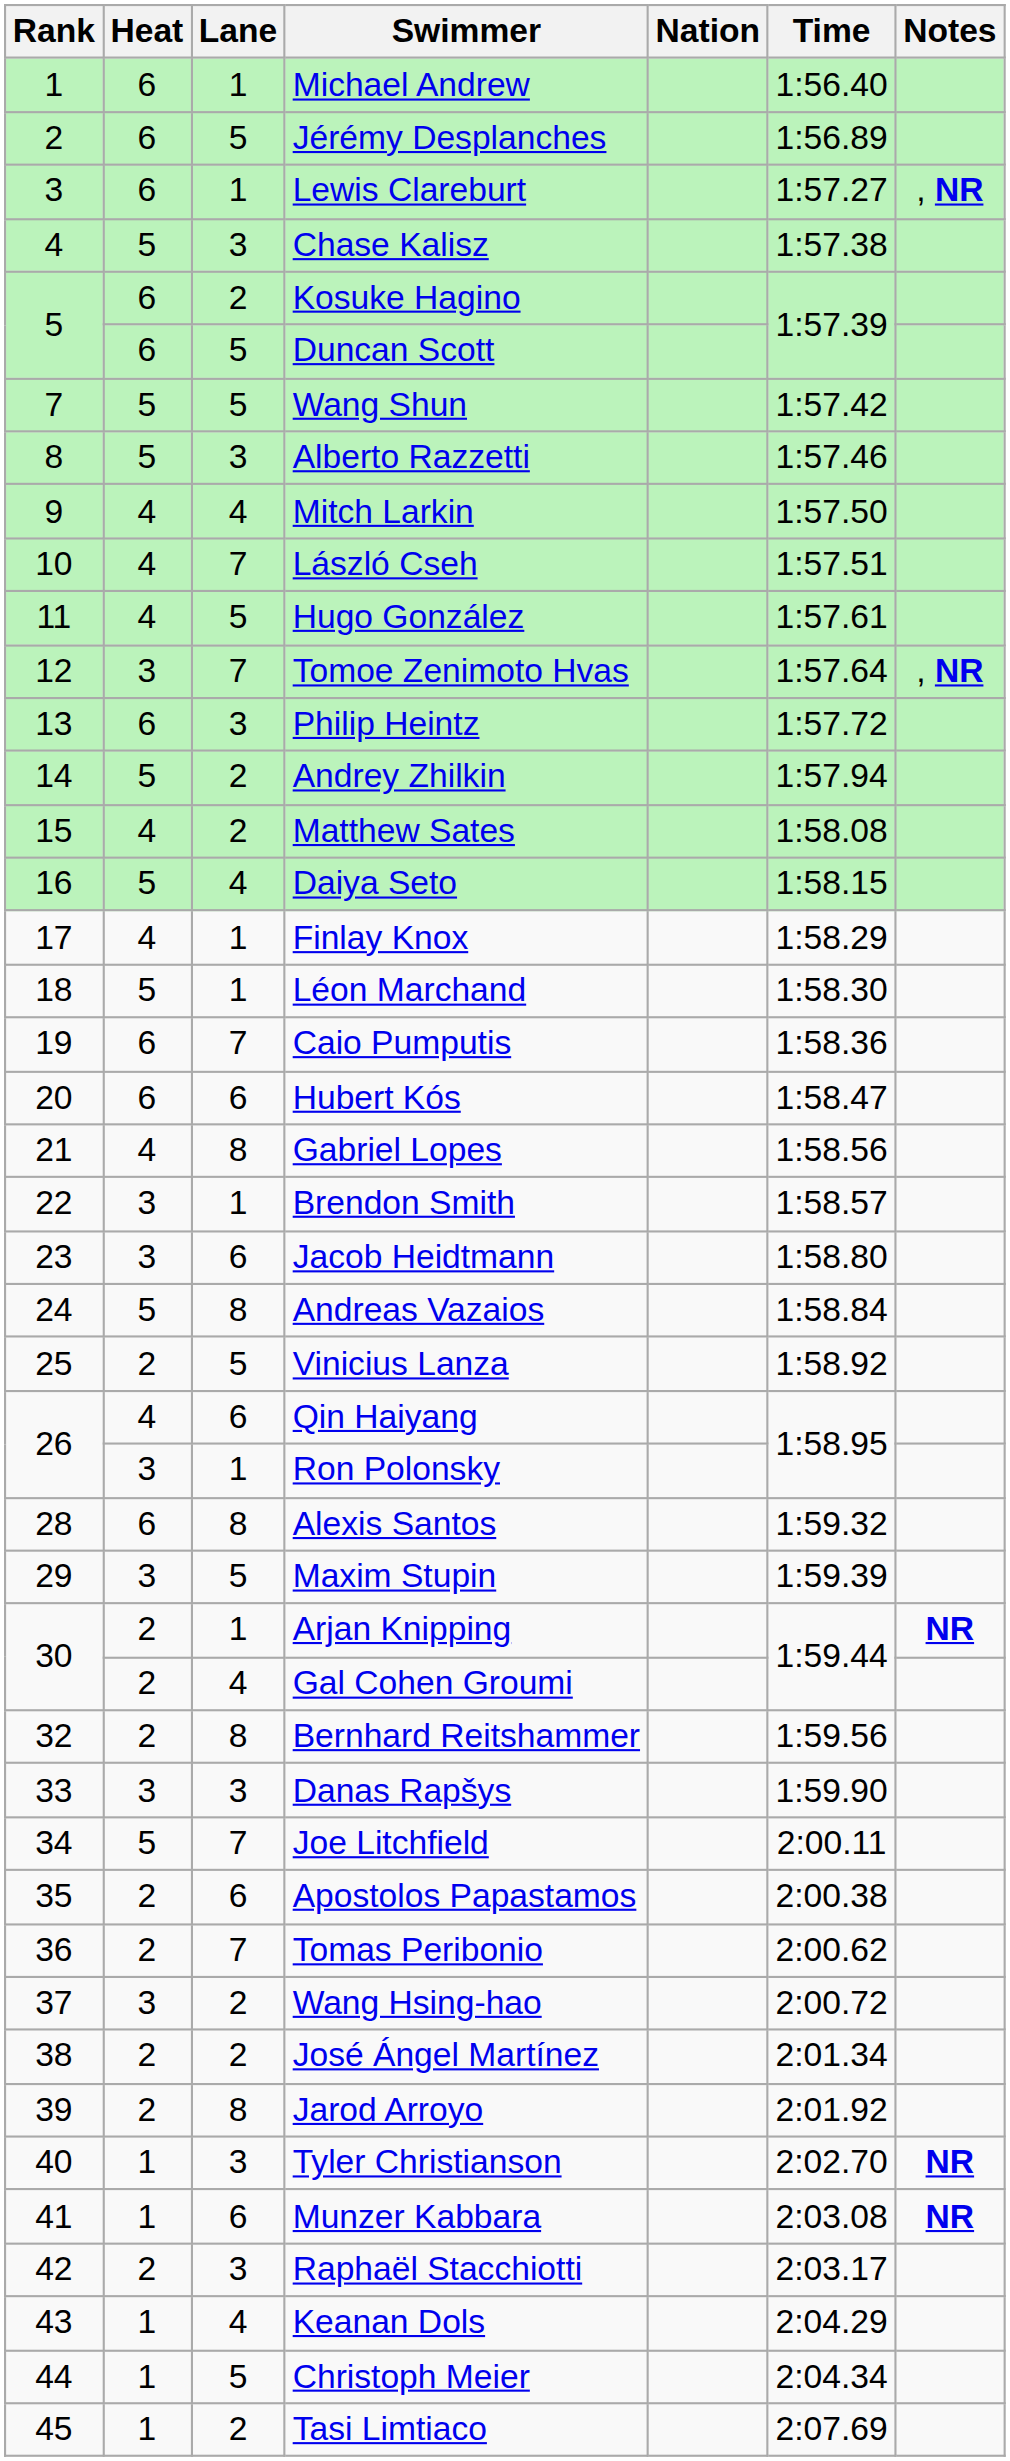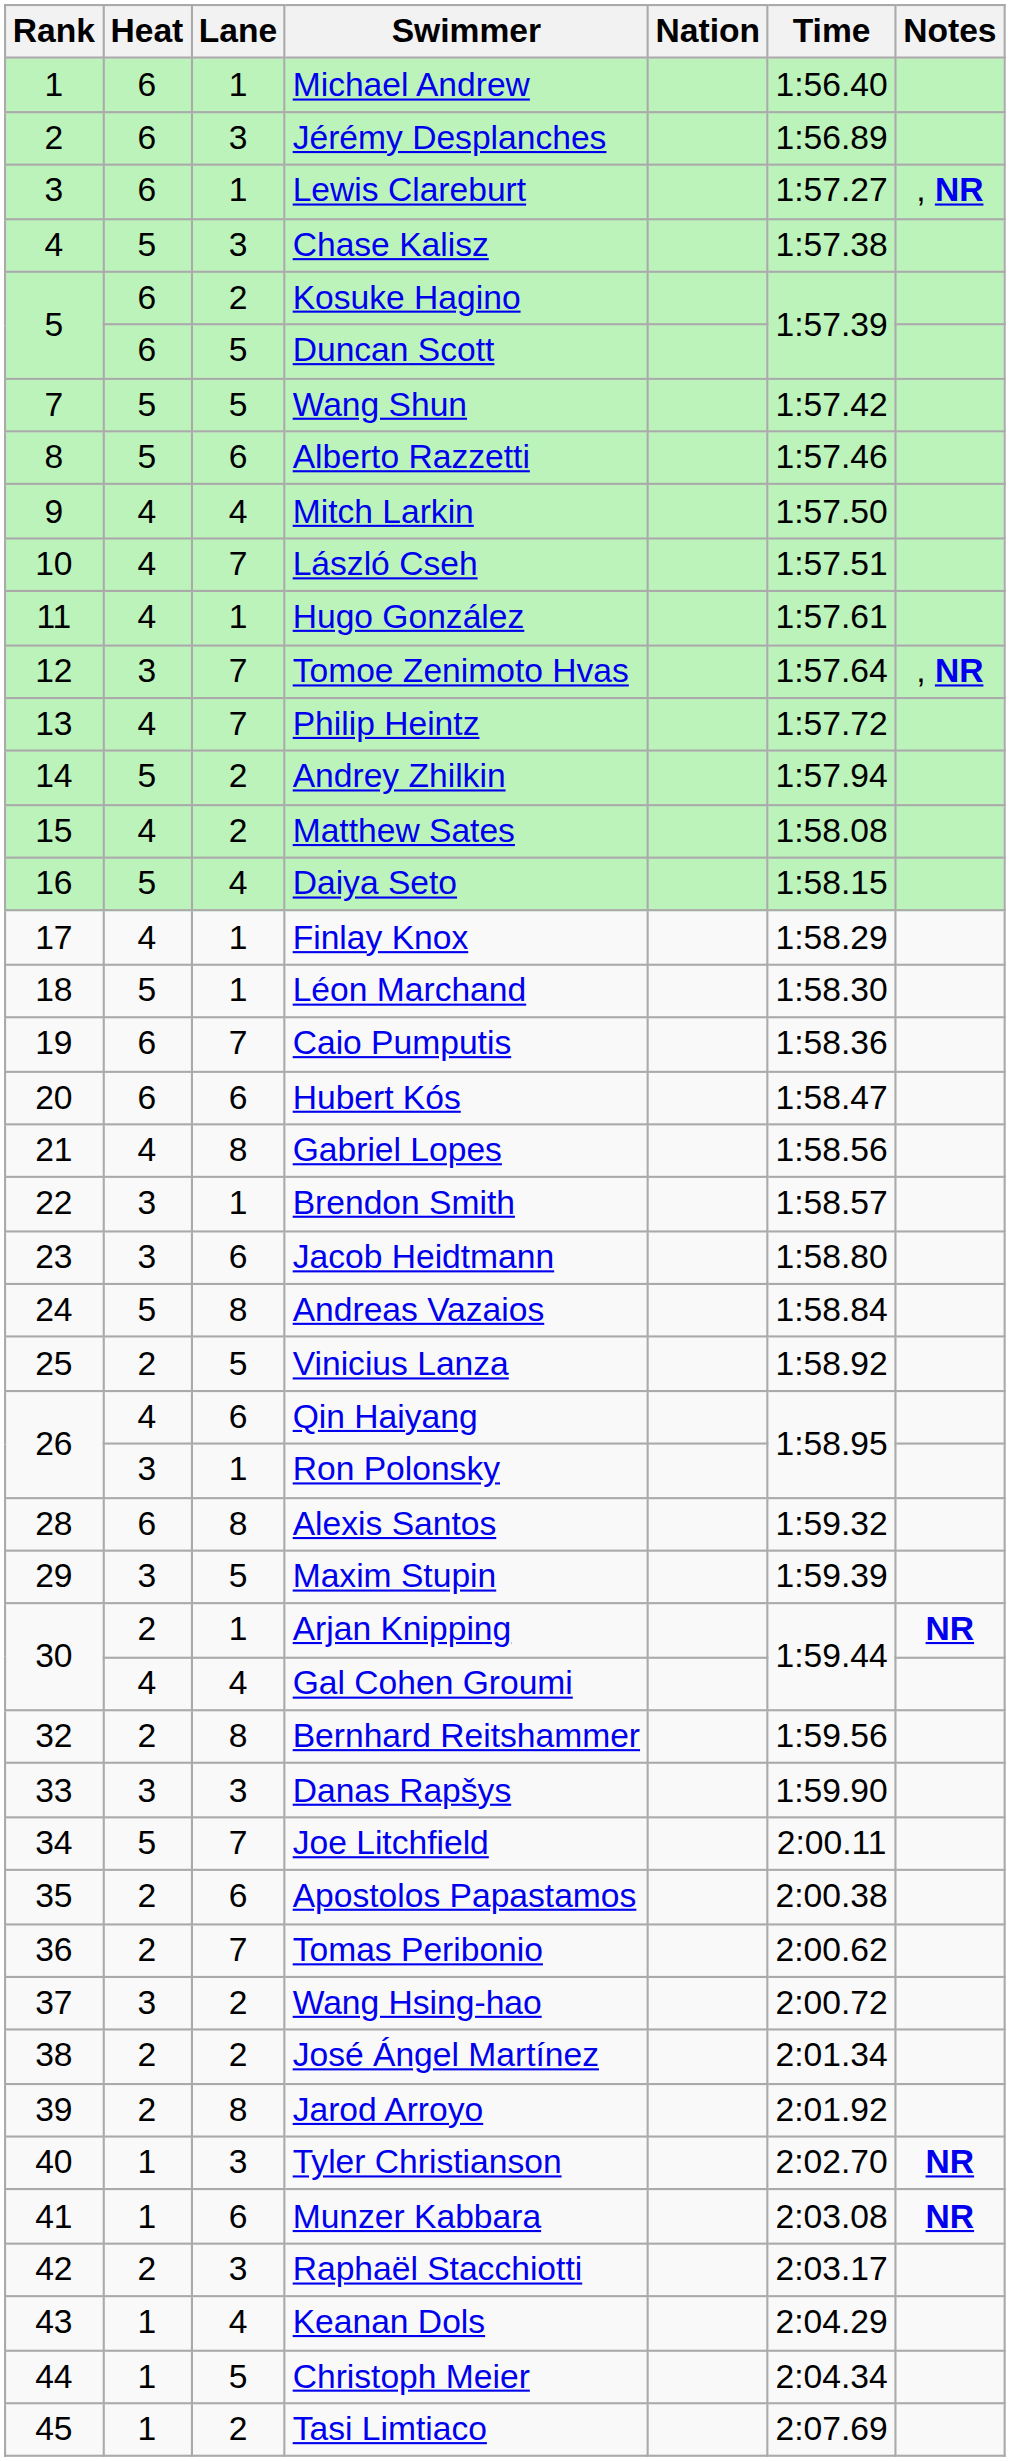(238, 137) 5 -> (238, 137) 3
(238, 457) 3 -> (238, 457) 6
(238, 617) 5 -> (238, 617) 1
(147, 723) 6 -> (147, 723) 4
(238, 723) 3 -> (238, 723) 7
(147, 1683) 2 -> (147, 1683) 4
